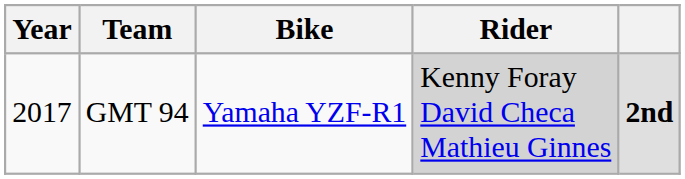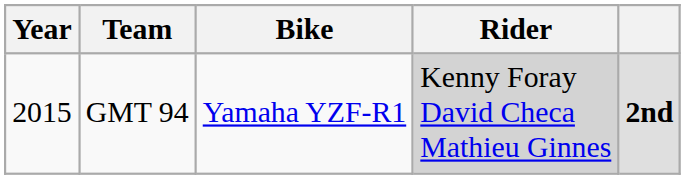(42, 112) 2017 -> (42, 112) 2015
